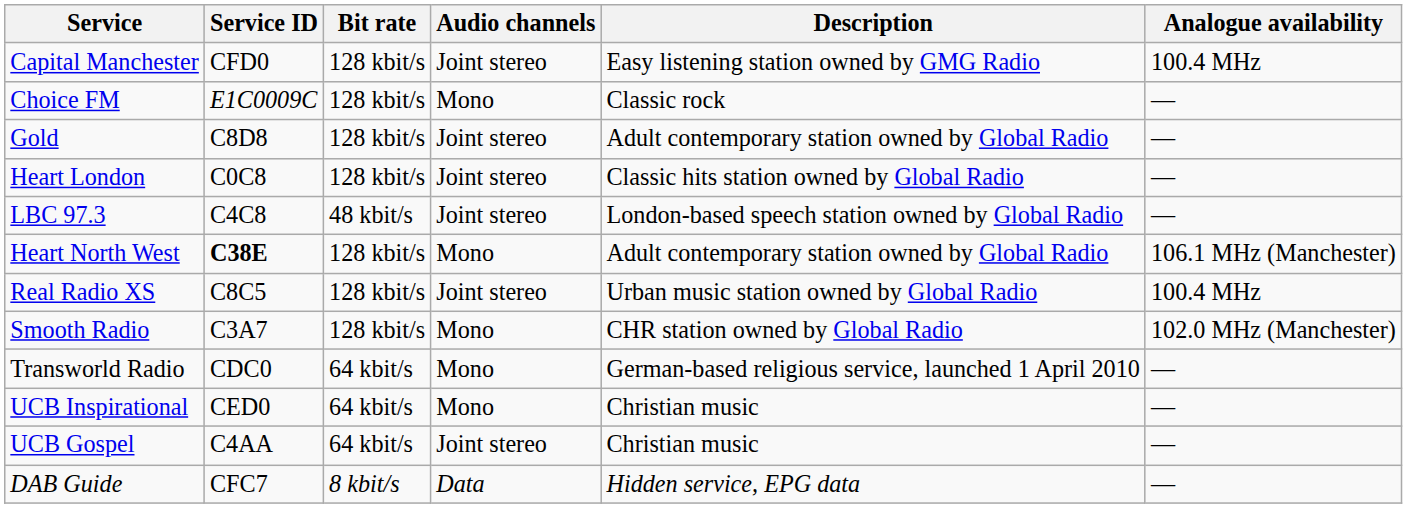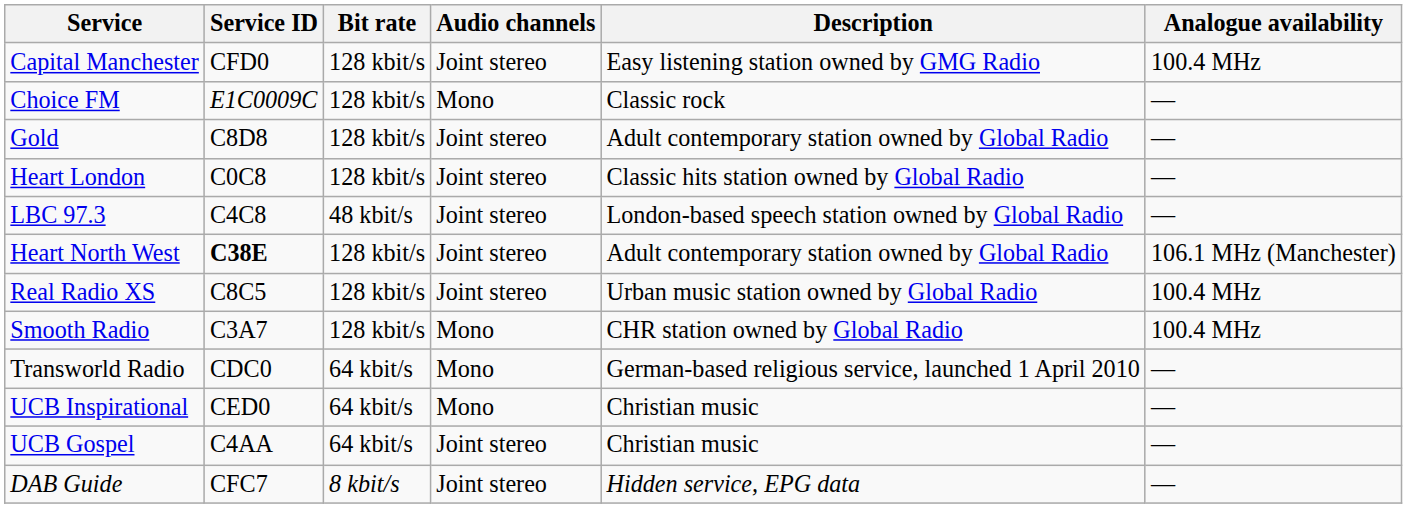(465, 253) Mono -> (492, 253) Joint stereo
(1273, 330) 102.0 MHz (Manchester) -> (1206, 330) 100.4 MHz
(460, 483) Data -> (492, 483) Joint stereo
